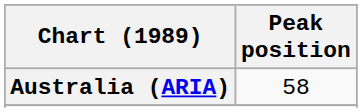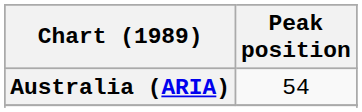(296, 87) 58 -> (296, 87) 54
